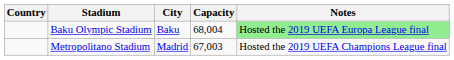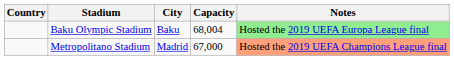(208, 47) 67,003 -> (208, 47) 67,000
(343, 47) no background -> (343, 47) lightsalmon background
